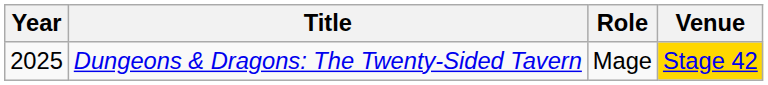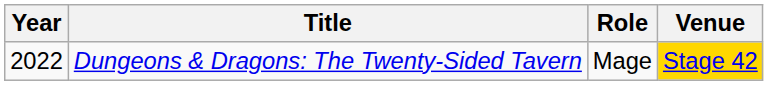(37, 60) 2025 -> (37, 60) 2022
